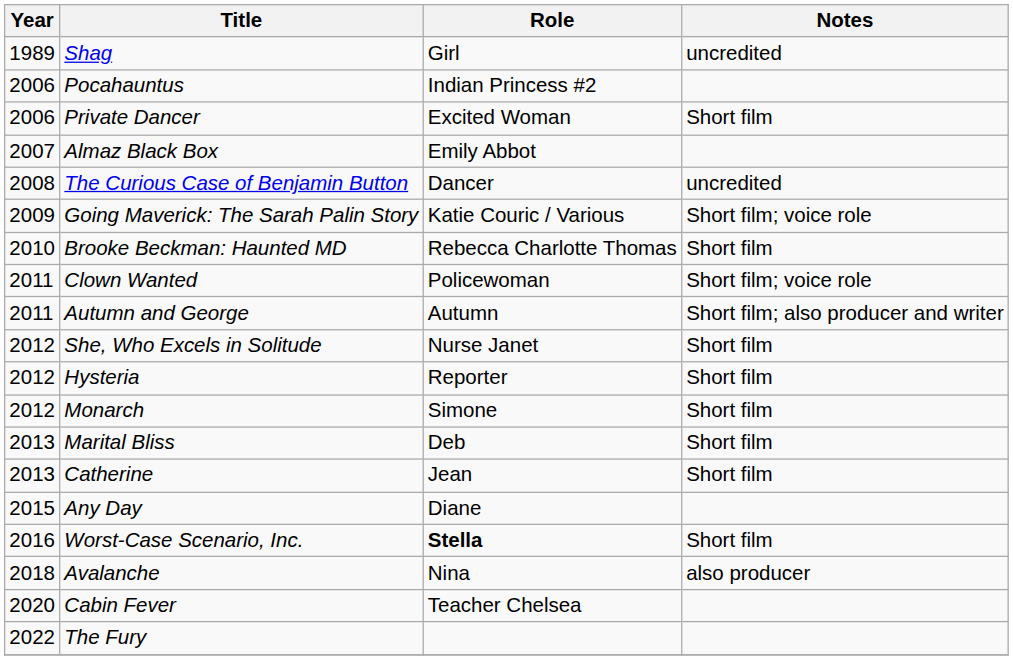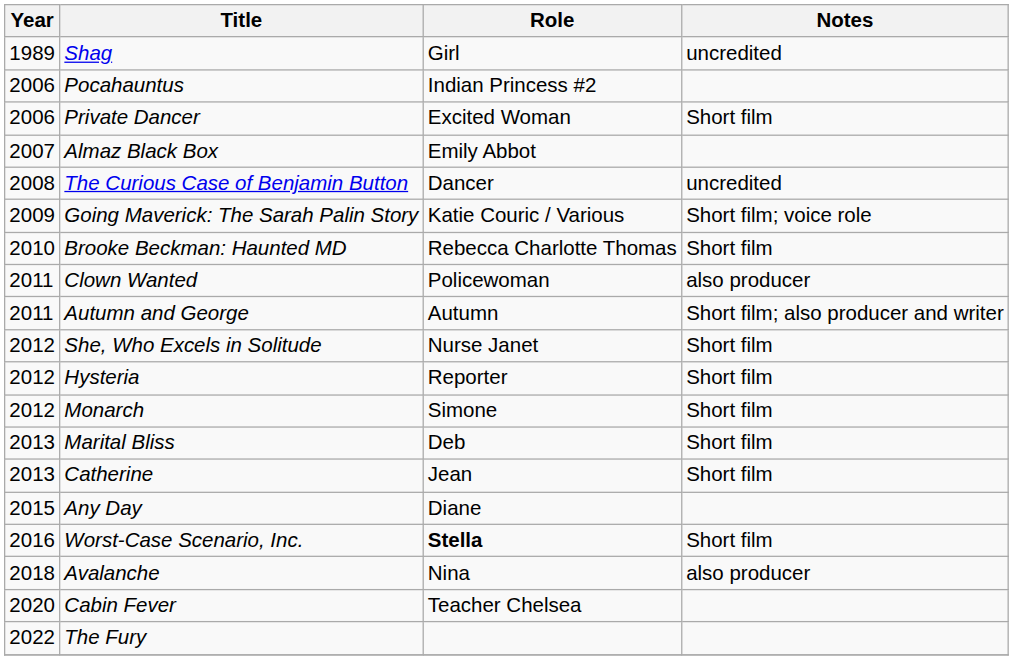(779, 280) Short film; voice role -> (748, 280) also producer
